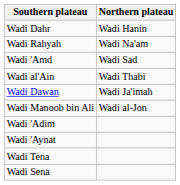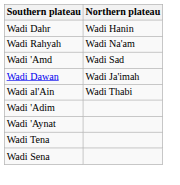rows swapped: (33, 92) <-> (31, 76)
- row: (50, 108)
